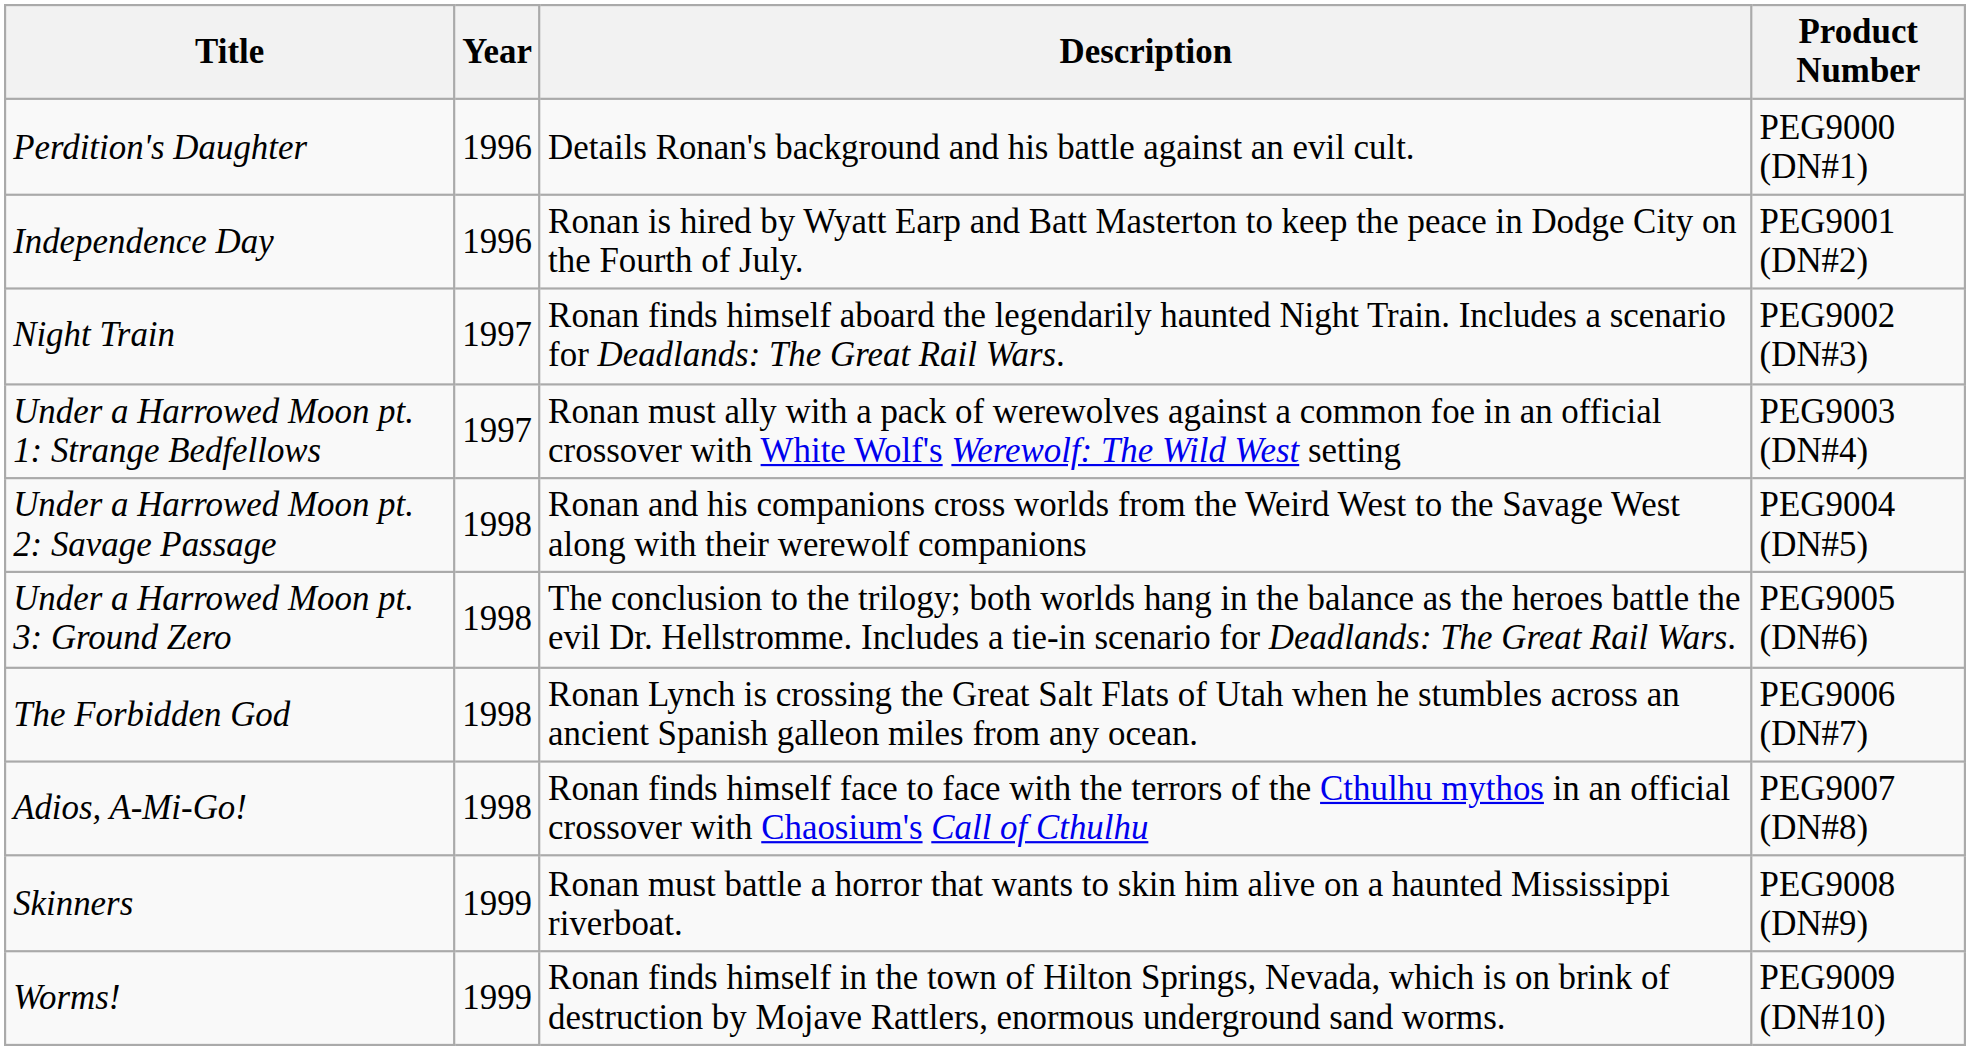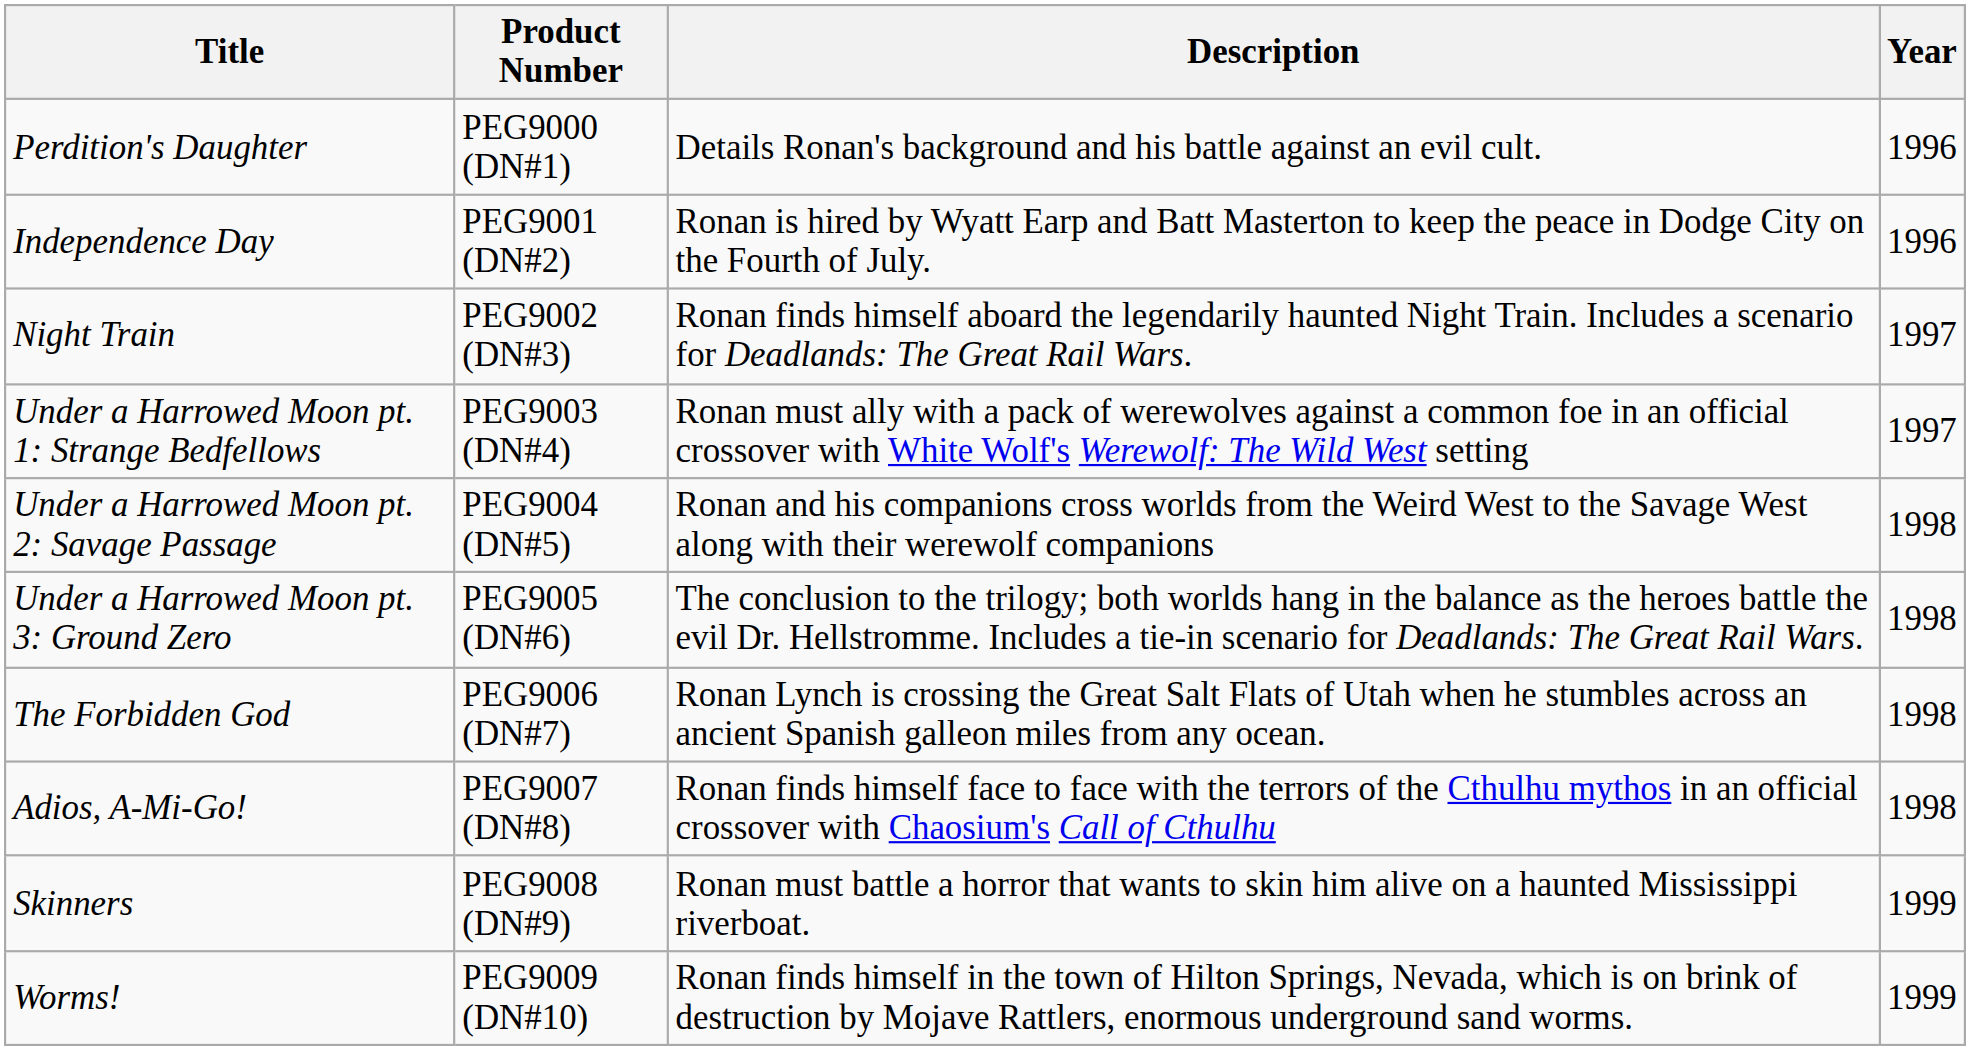columns swapped: (1858, 51) <-> (497, 51)
